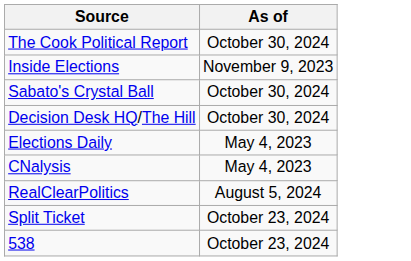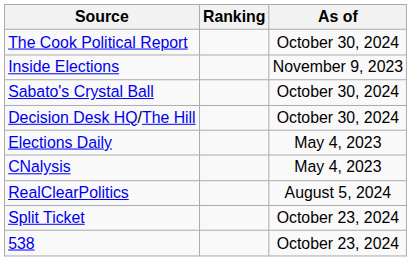+ column: (234, 17)
